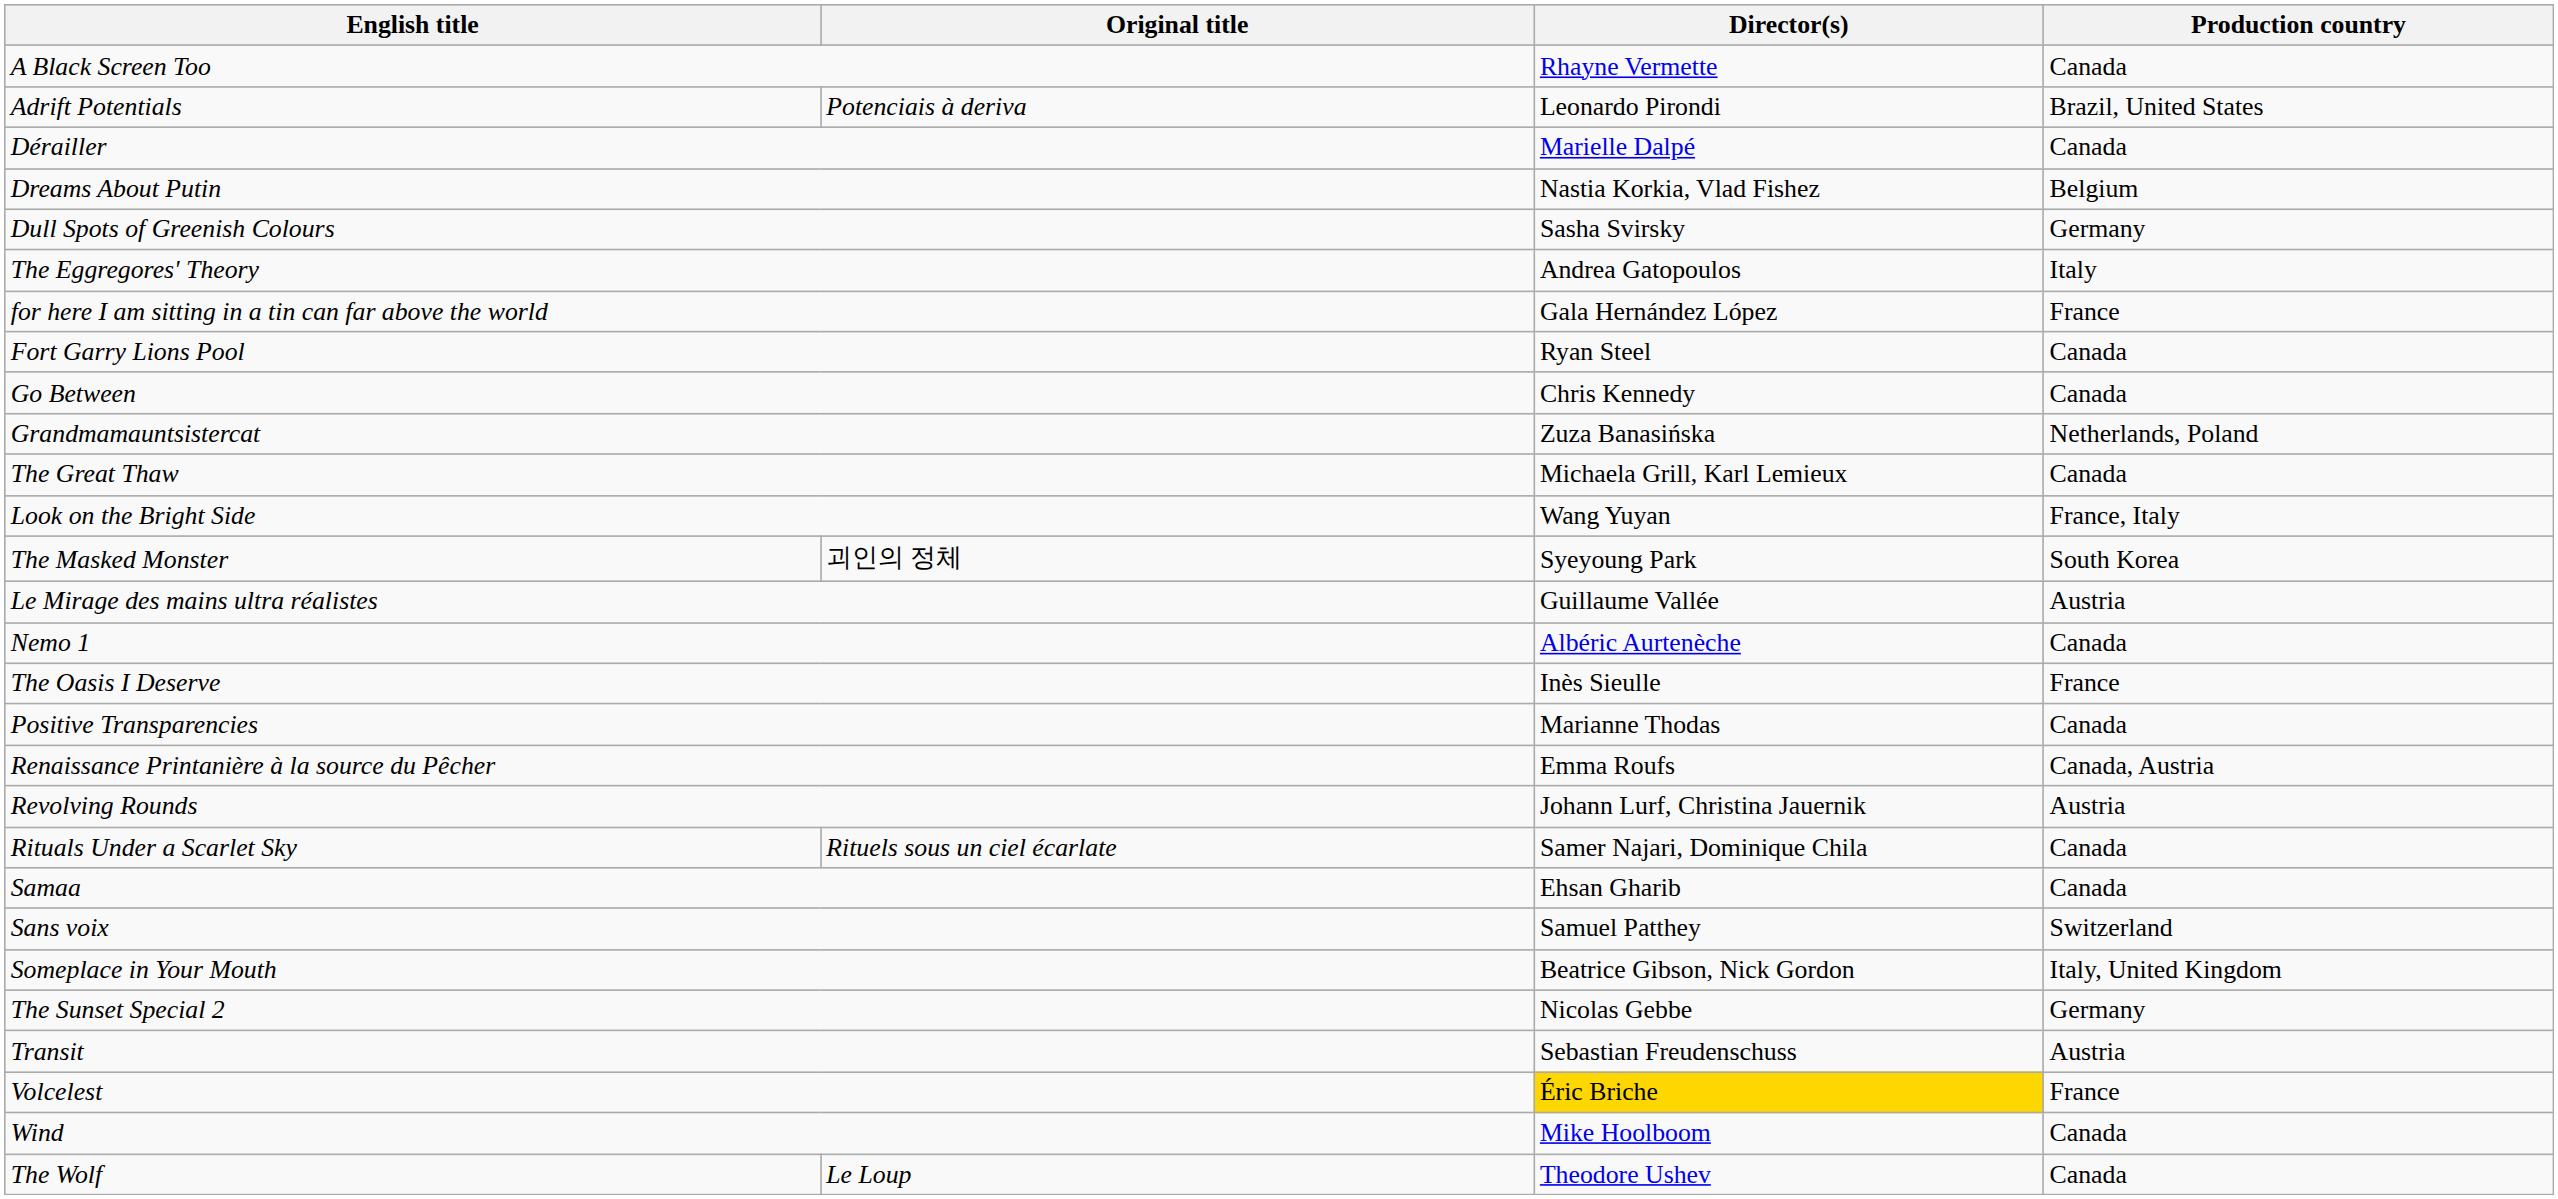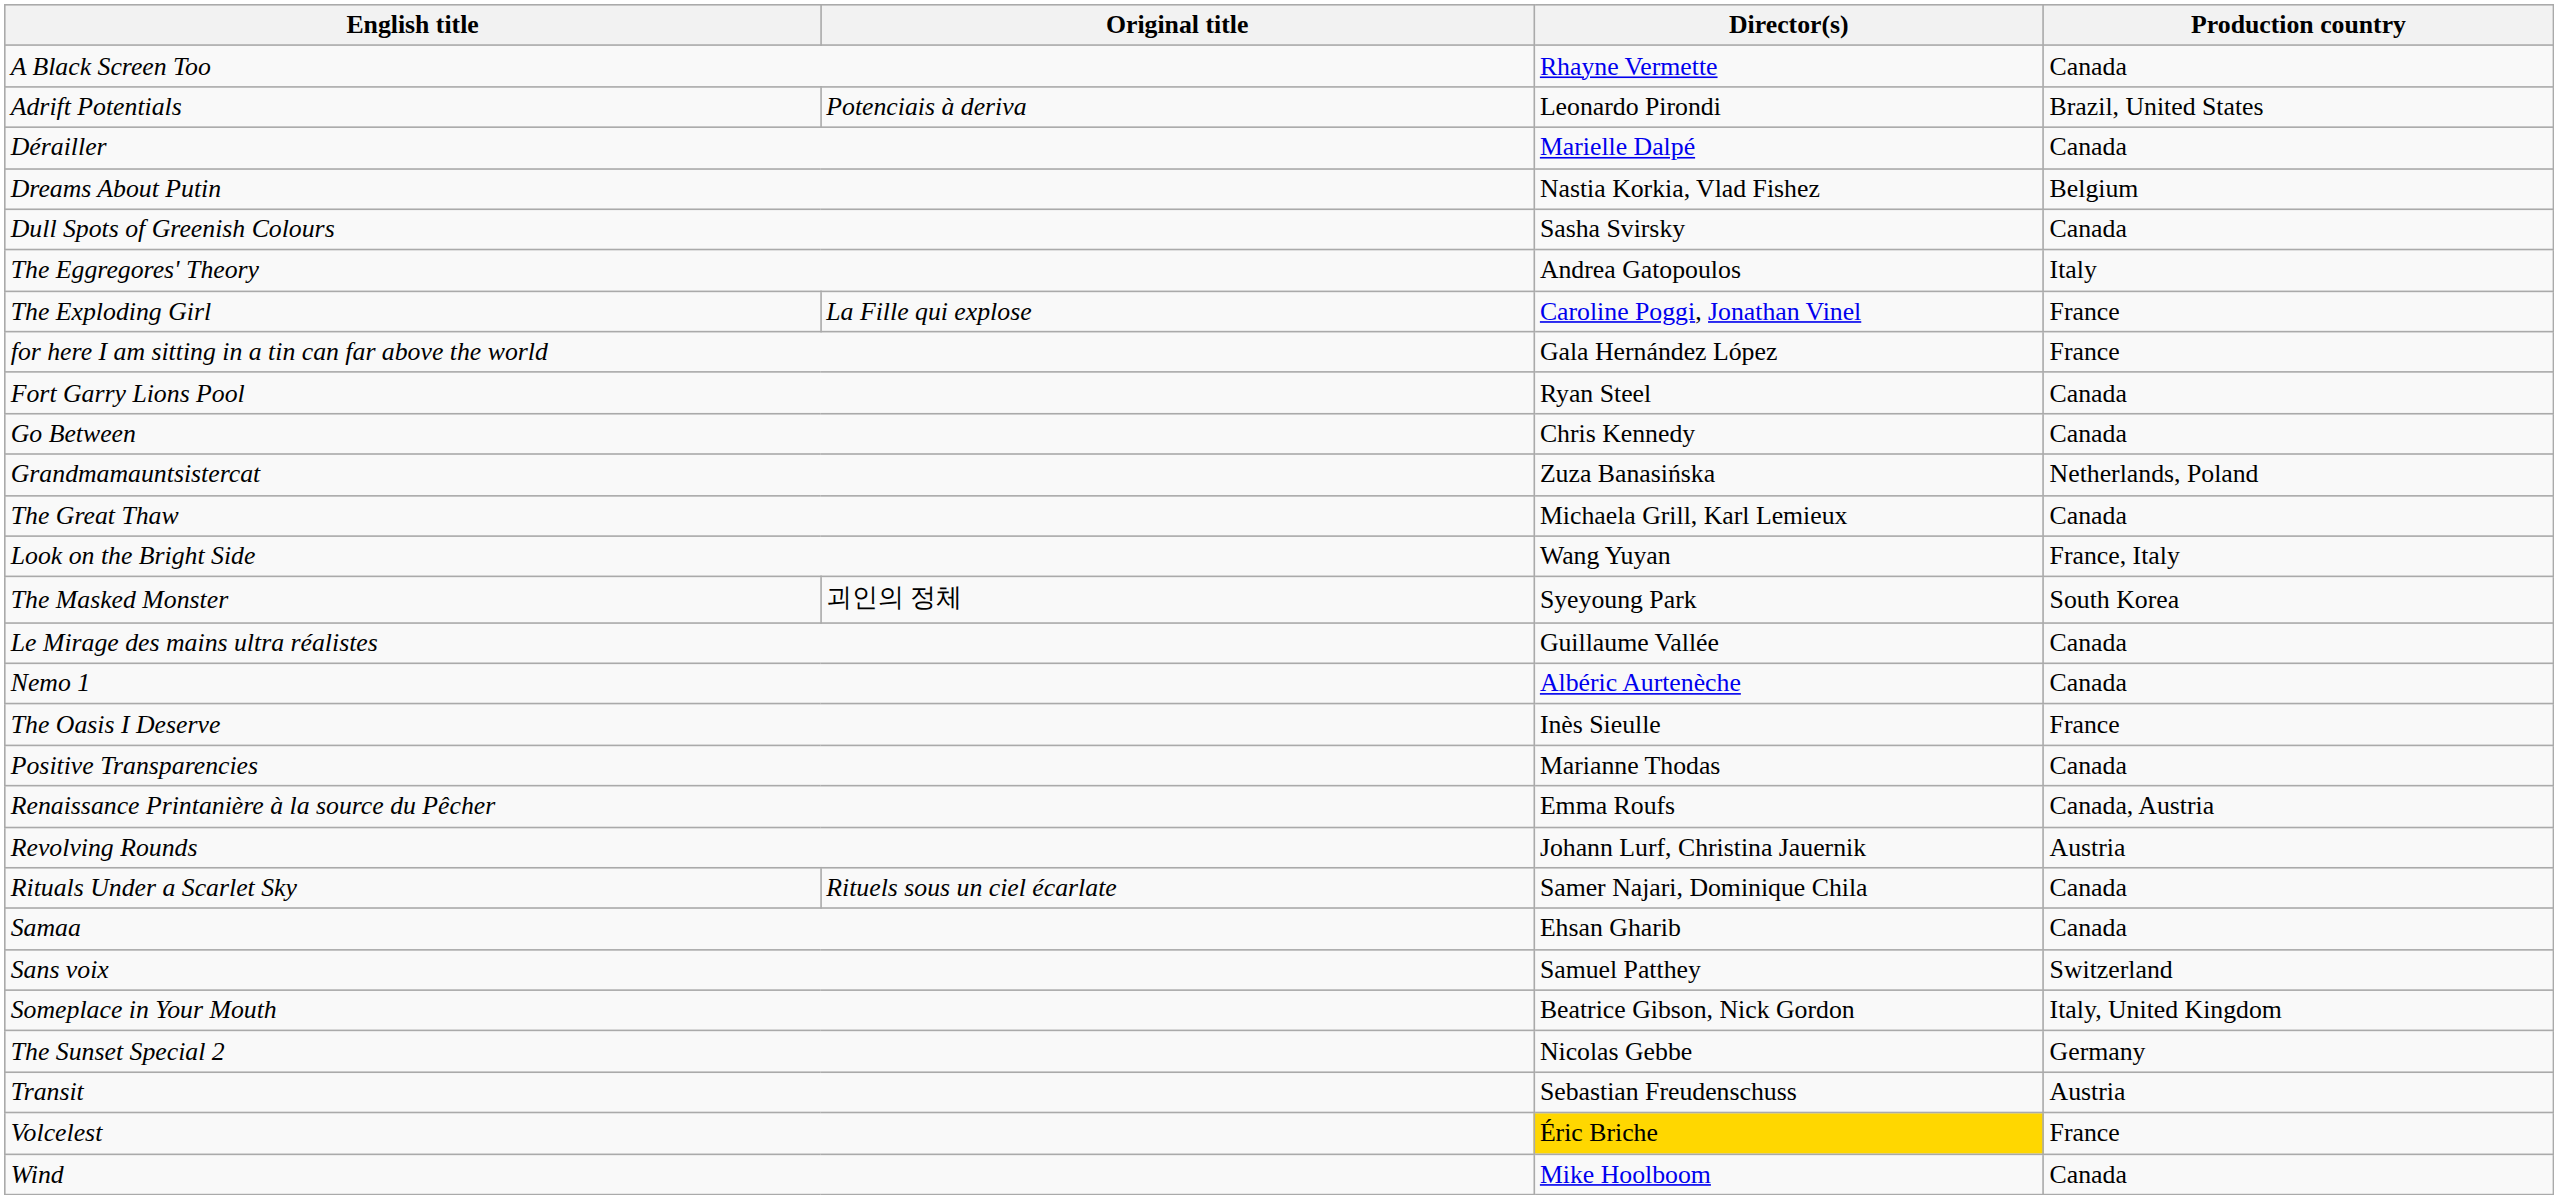(2098, 229) Germany -> (2088, 229) Canada
+ row: (111, 310)
(2088, 601) Austria -> (2088, 642) Canada
- row: (56, 1173)
